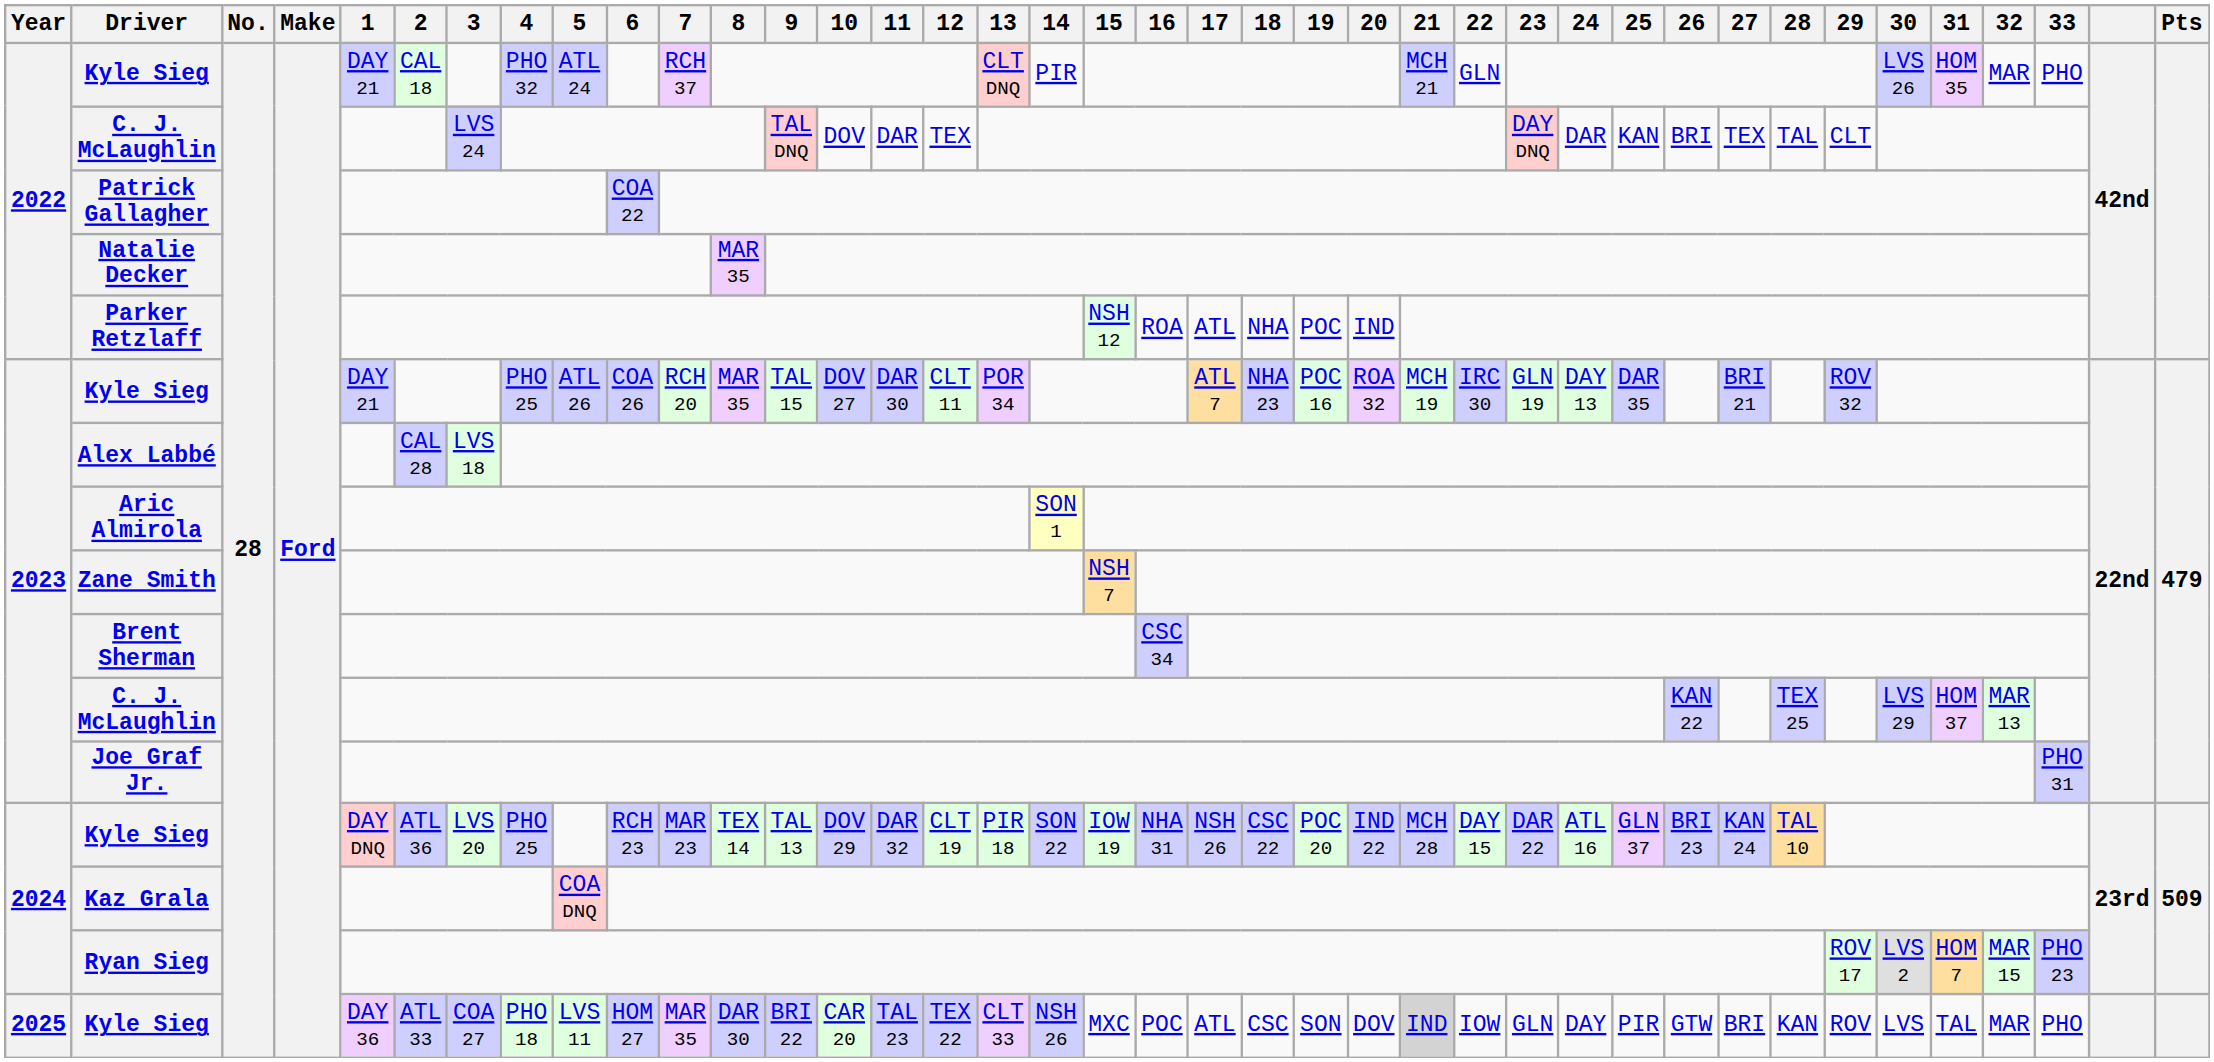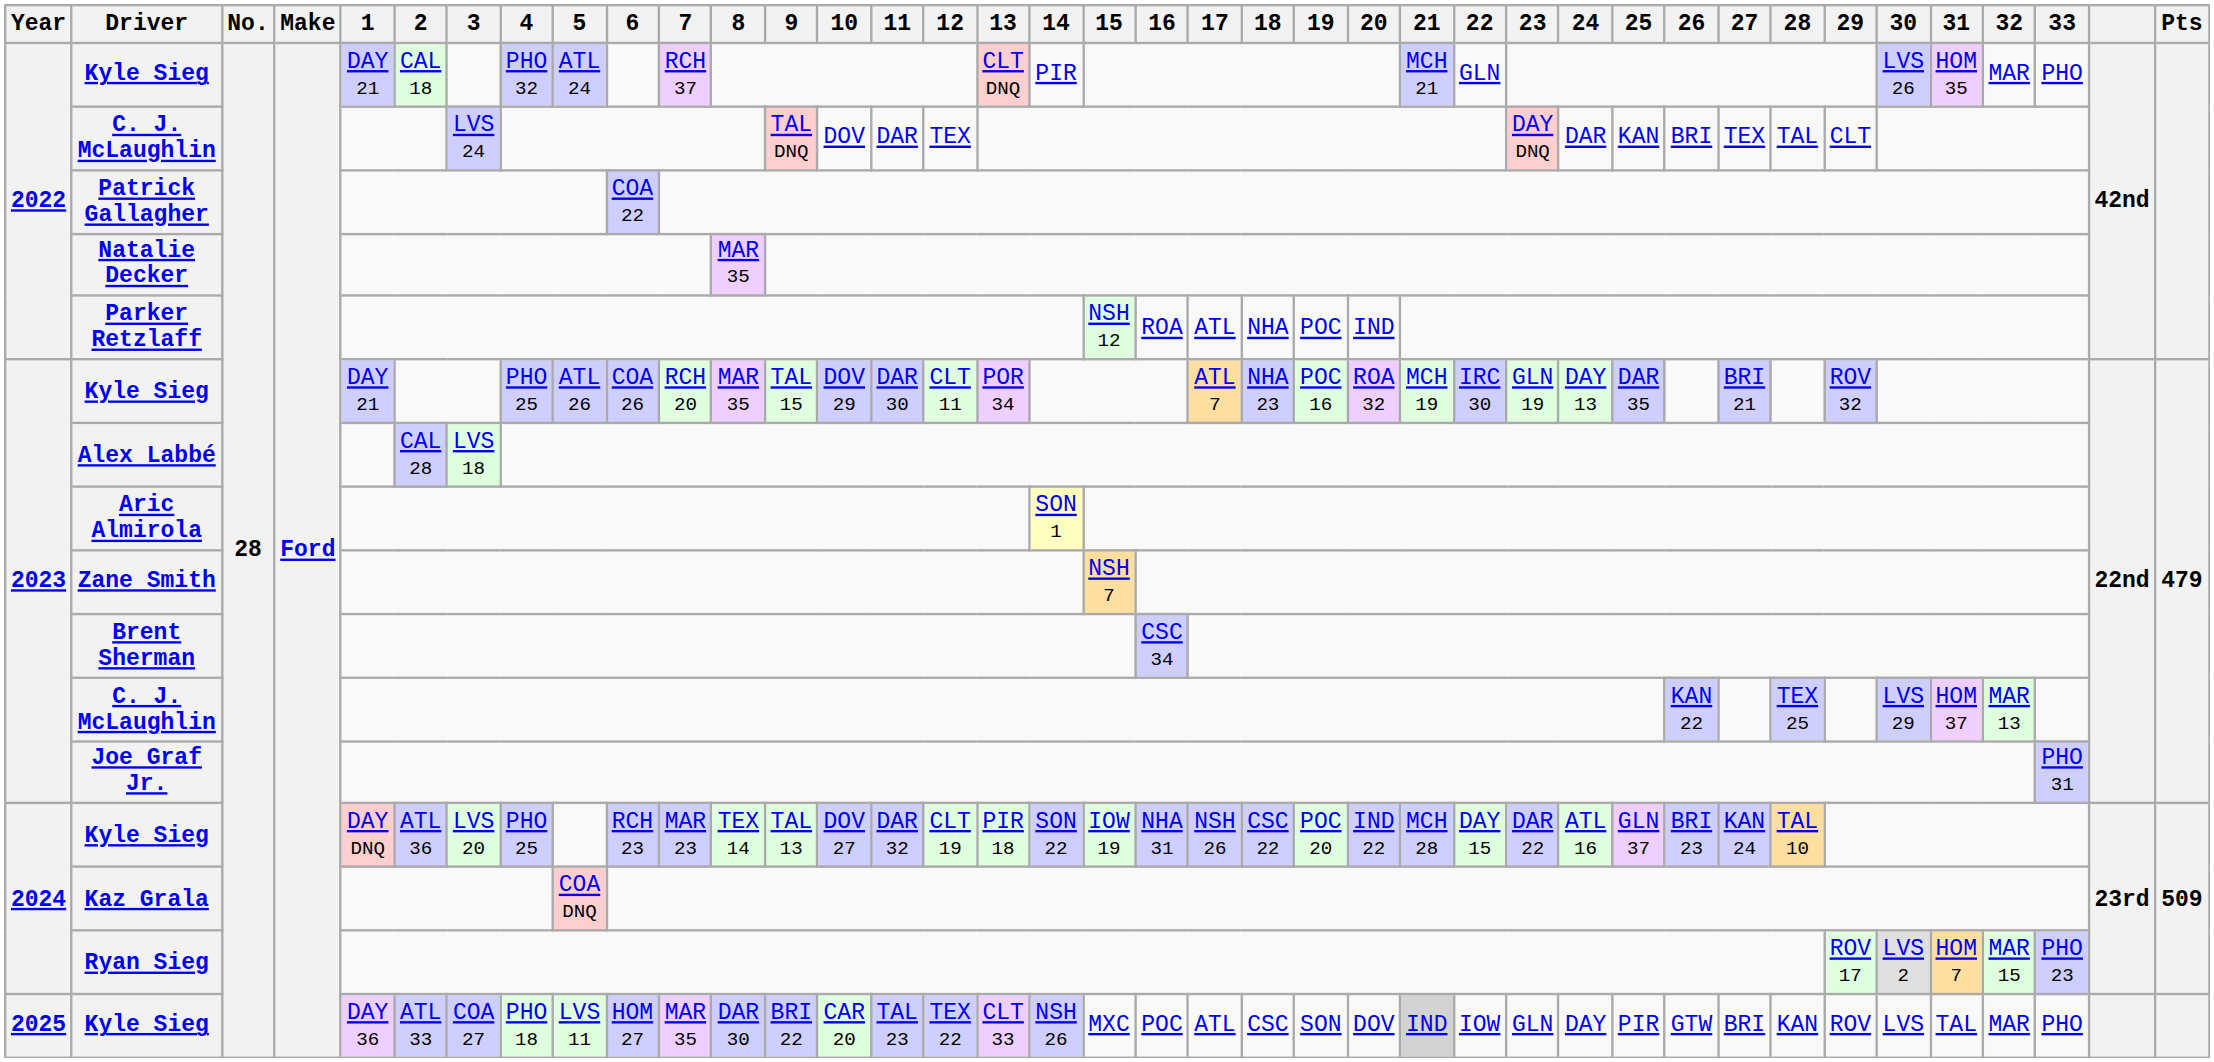(844, 390) DOV 27 -> (844, 390) DOV 29
(844, 834) DOV 29 -> (844, 834) DOV 27
